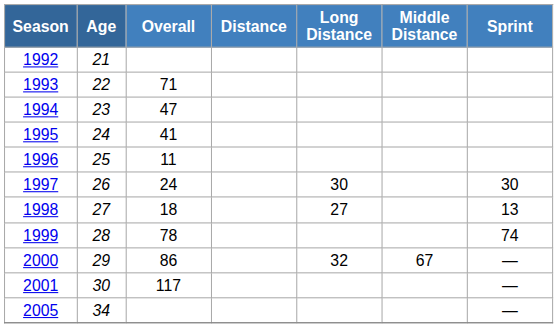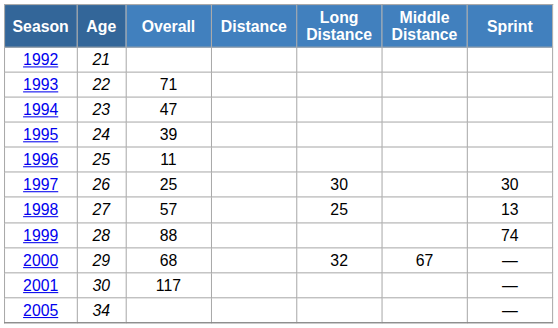(168, 135) 41 -> (168, 135) 39
(168, 185) 24 -> (168, 185) 25
(168, 210) 18 -> (168, 210) 57
(339, 210) 27 -> (339, 210) 25
(168, 235) 78 -> (168, 235) 88
(168, 260) 86 -> (168, 260) 68
